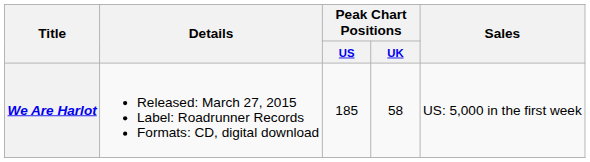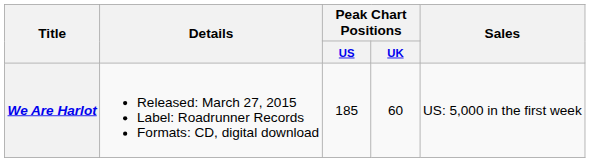(395, 110) 58 -> (395, 110) 60
